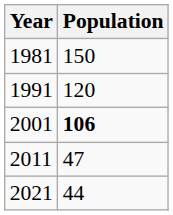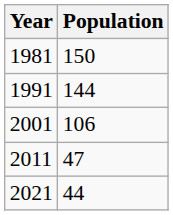(79, 90) 120 -> (79, 90) 144
(79, 124) bold -> (79, 124) normal
